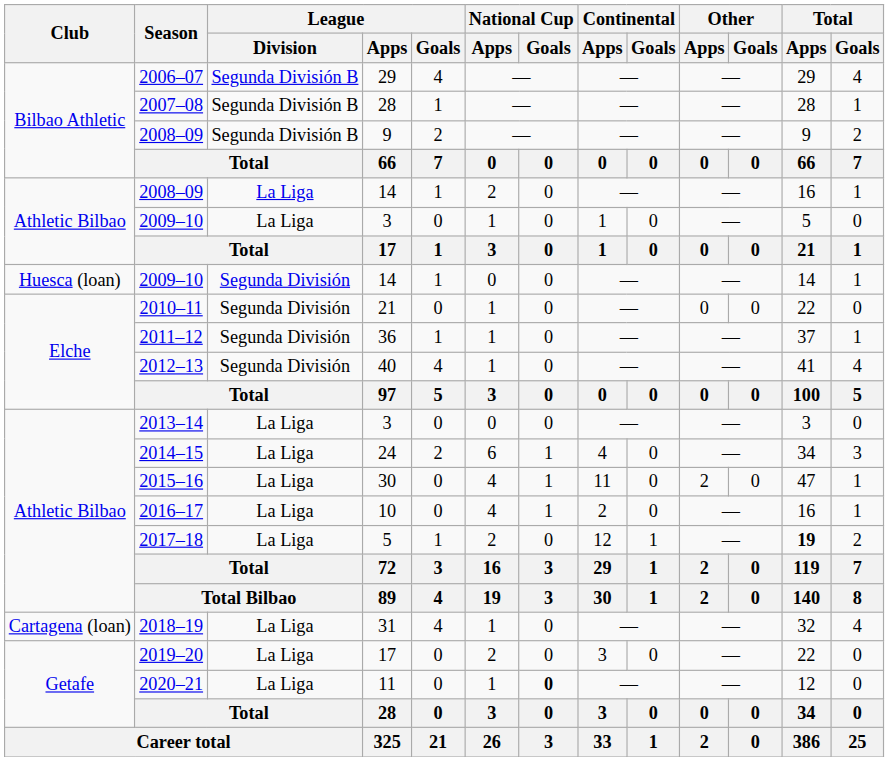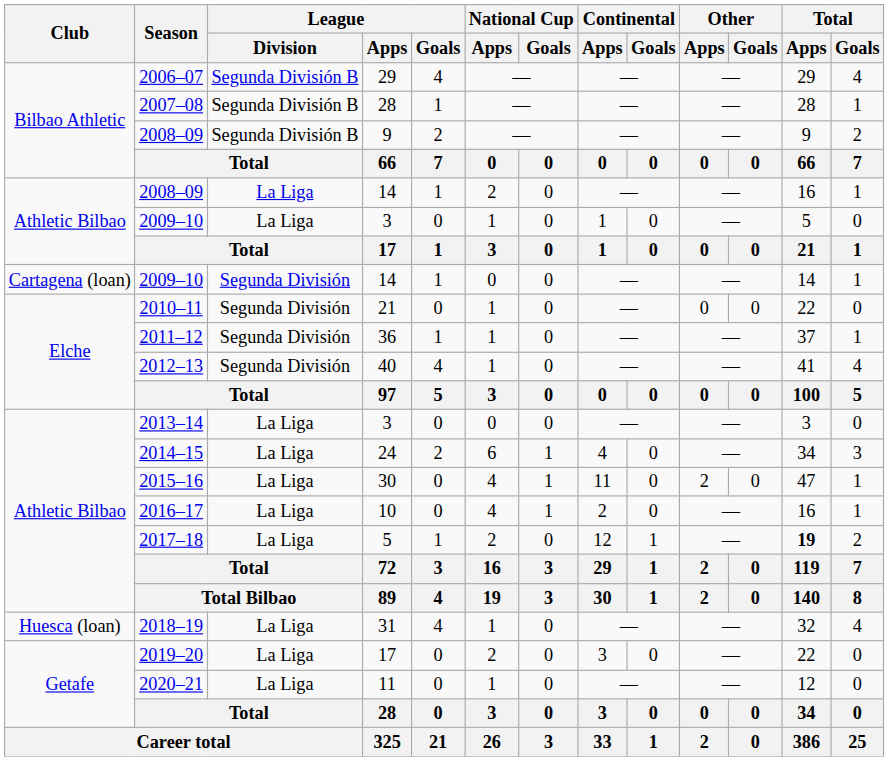(70, 279) Huesca (loan) -> (70, 279) Cartagena (loan)
(70, 626) Cartagena (loan) -> (70, 626) Huesca (loan)
(548, 684) bold -> (548, 684) normal
